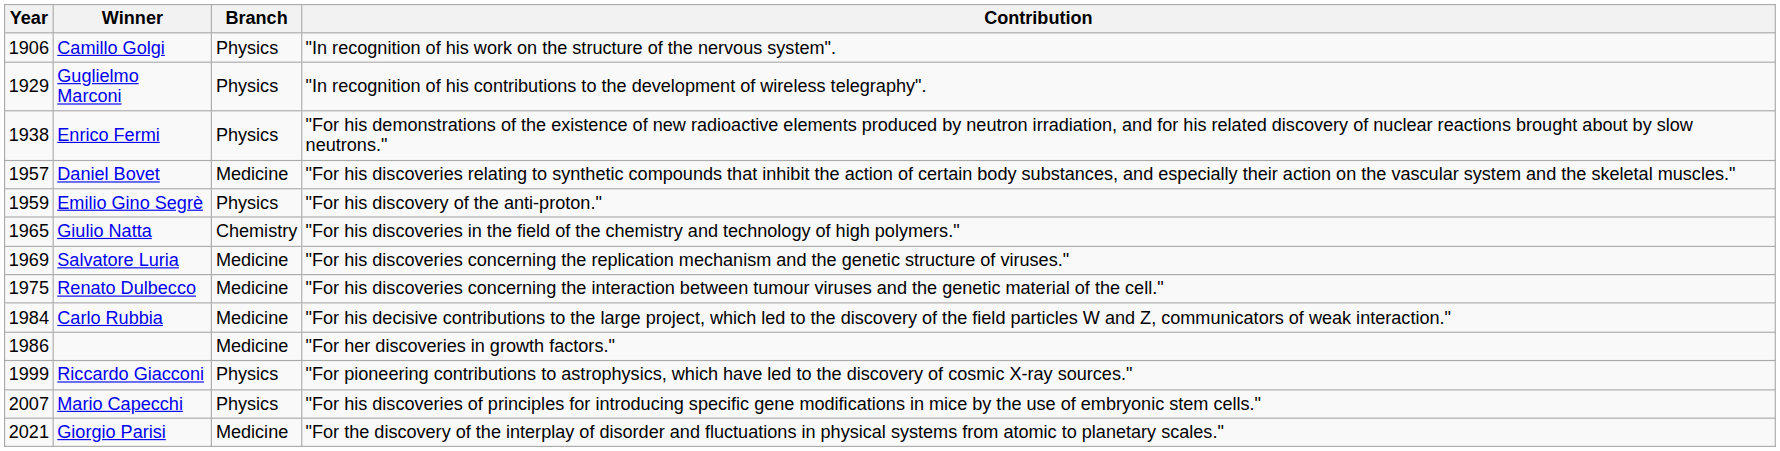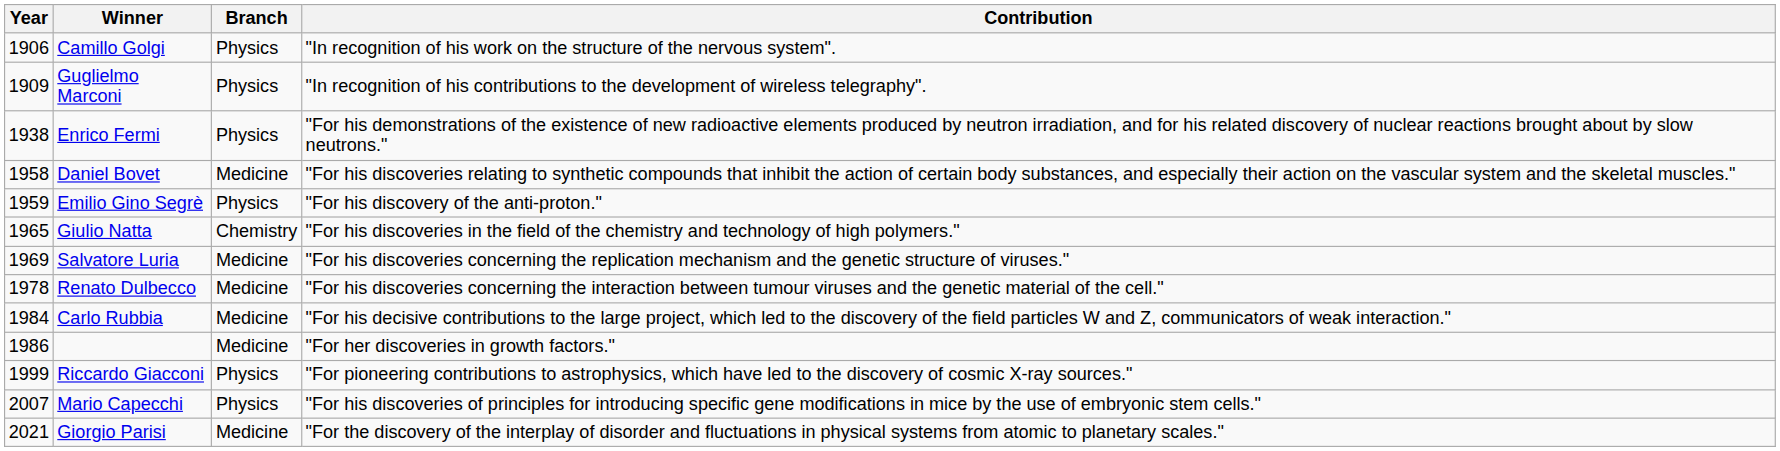(29, 86) 1929 -> (29, 86) 1909
(29, 174) 1957 -> (29, 174) 1958
(29, 288) 1975 -> (29, 288) 1978
